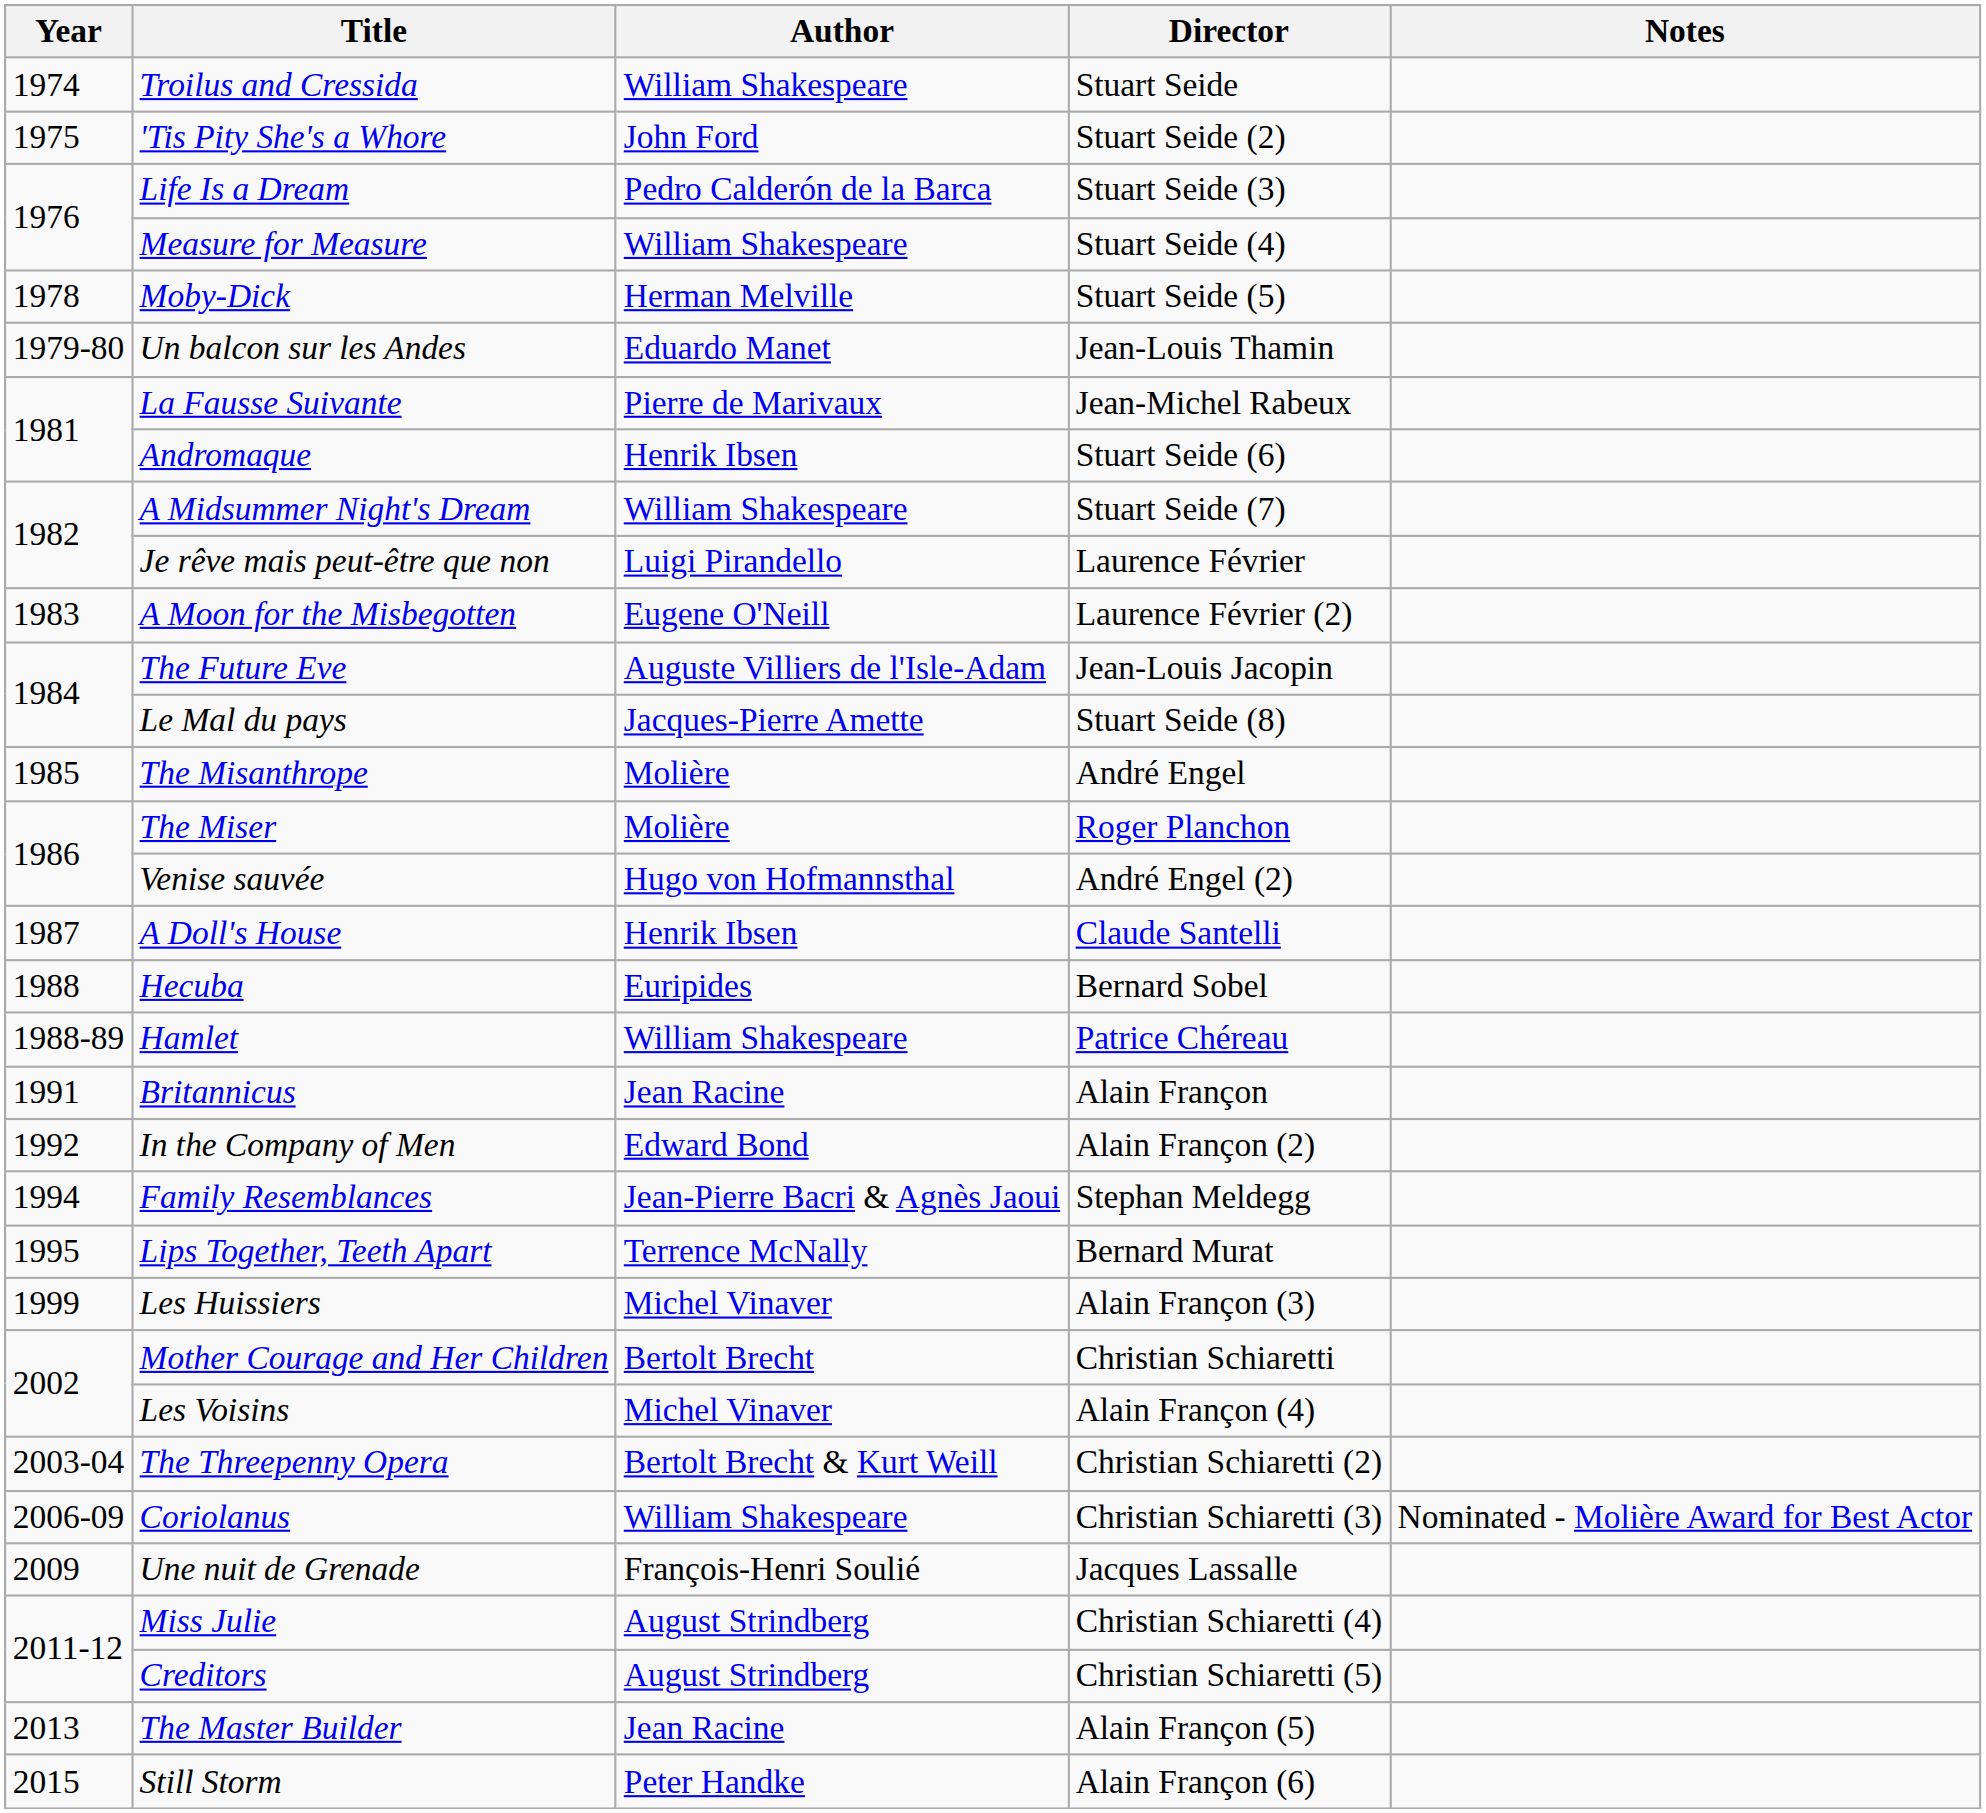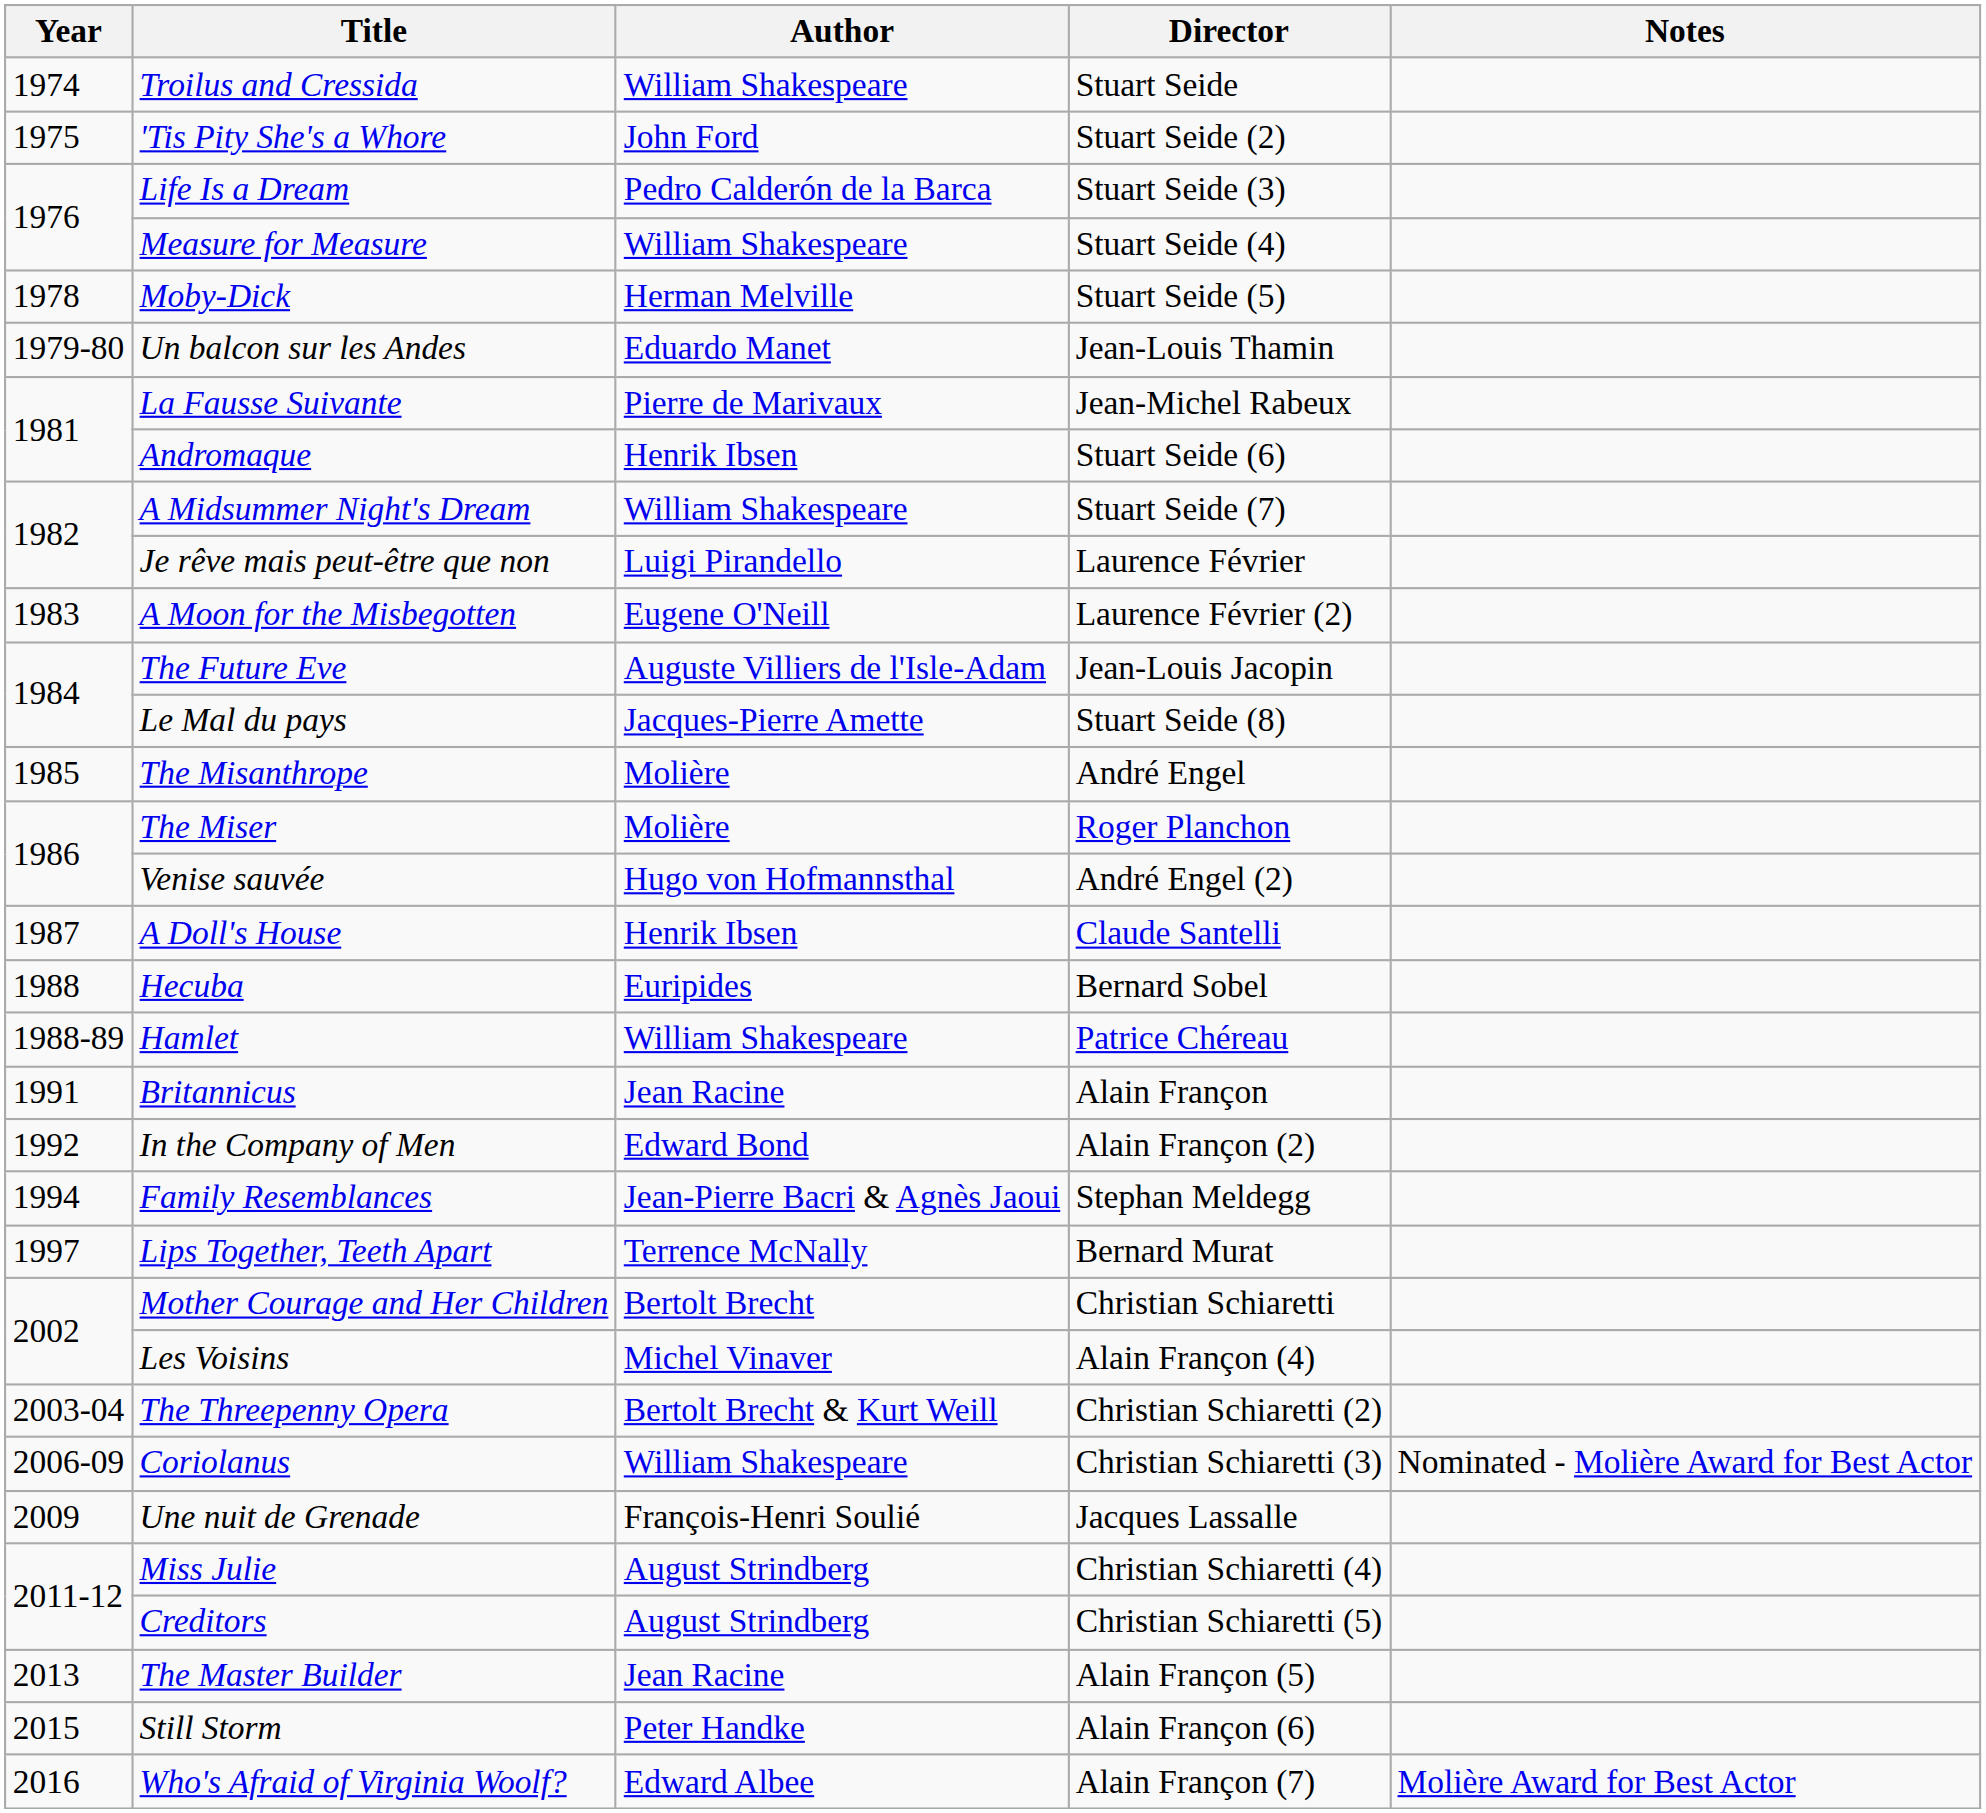(46, 1250) 1995 -> (46, 1250) 1997
- row: (230, 1303)
+ row: (353, 1781)
